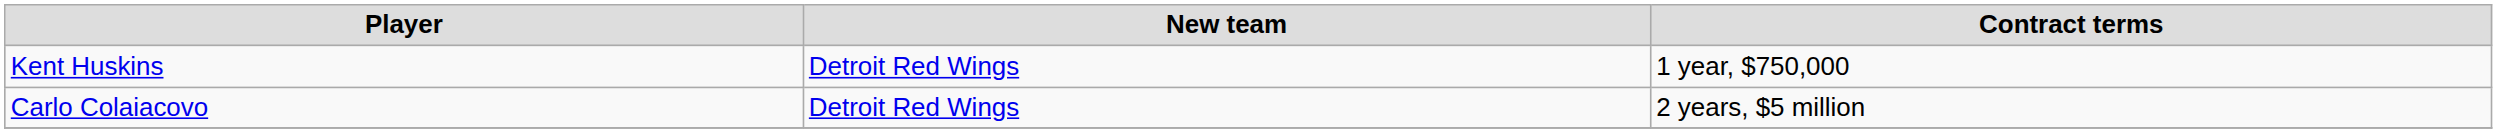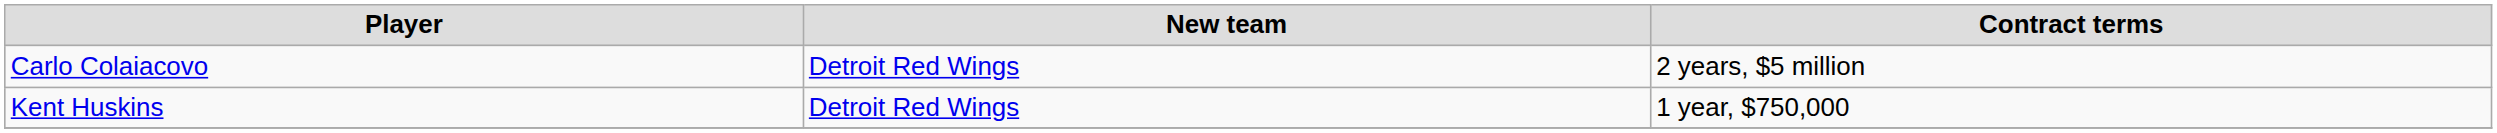rows swapped: (109, 107) <-> (87, 66)
